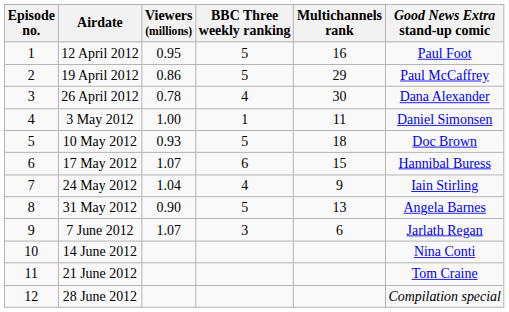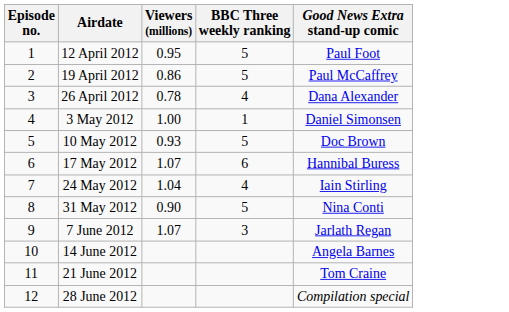- column: (339, 23)
(445, 207) Angela Barnes -> (353, 207) Nina Conti
(445, 251) Nina Conti -> (353, 251) Angela Barnes
